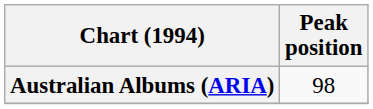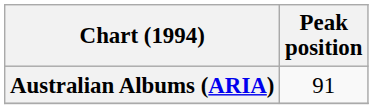(324, 84) 98 -> (324, 84) 91
